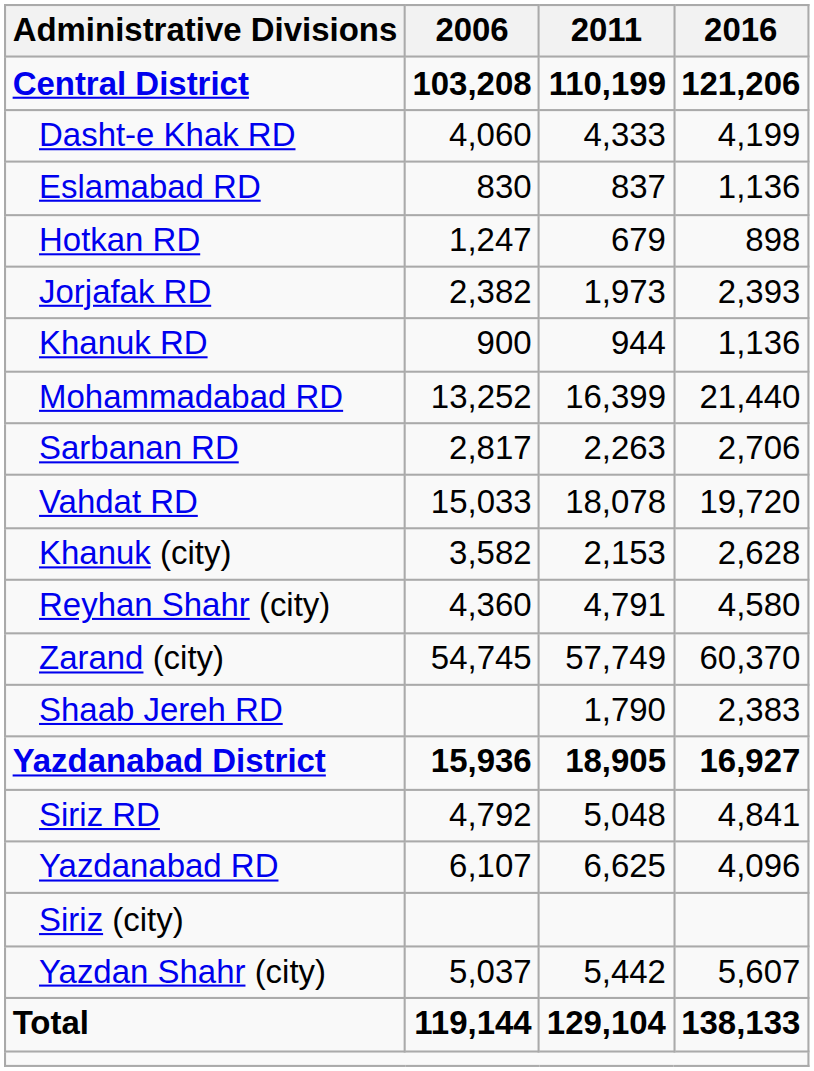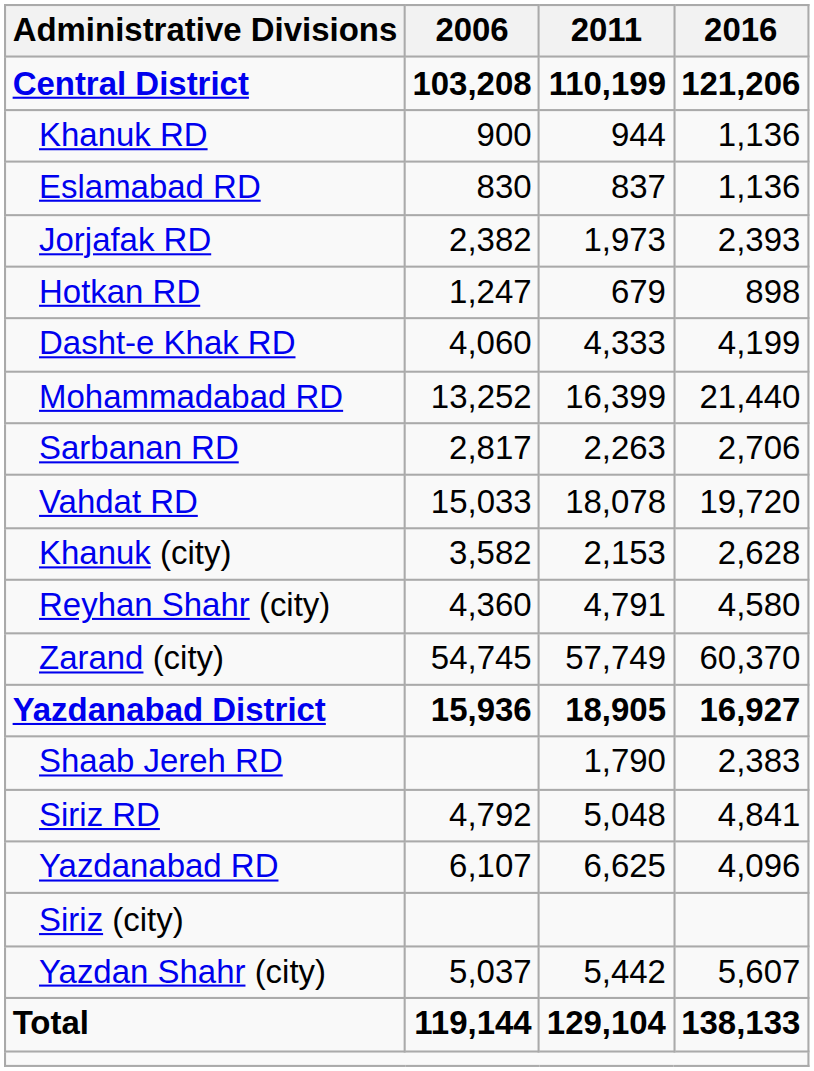rows swapped: (167, 135) <-> (123, 344)
rows swapped: (120, 239) <-> (125, 291)
rows swapped: (169, 762) <-> (161, 710)
